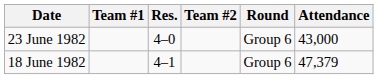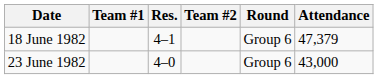rows swapped: (47, 62) <-> (47, 39)
